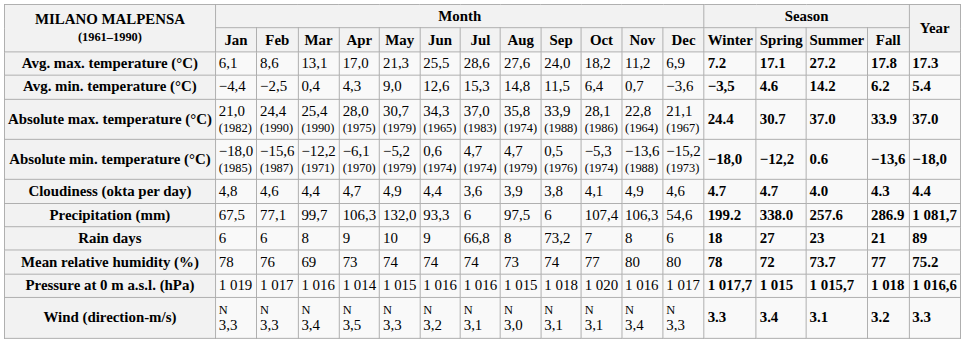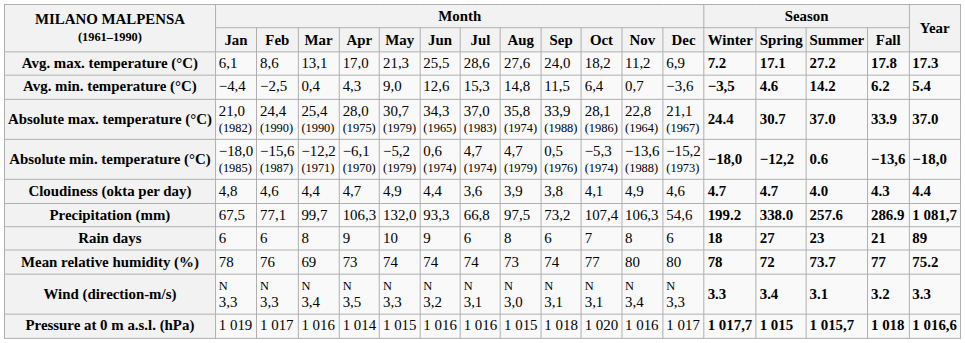(467, 214) 6 -> (477, 214) 66,8
(548, 214) 6 -> (557, 214) 73,2
(477, 238) 66,8 -> (467, 238) 6
(557, 238) 73,2 -> (548, 238) 6
rows swapped: (110, 285) <-> (110, 317)
